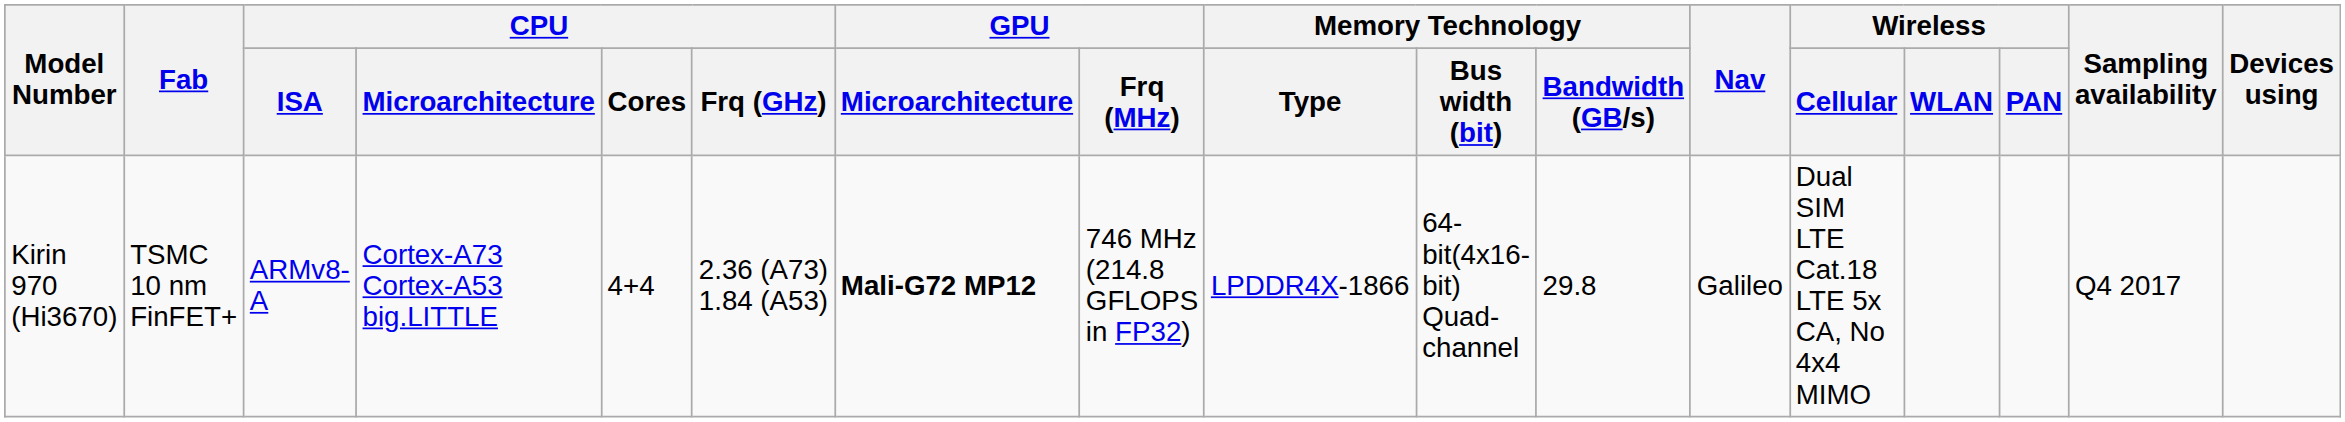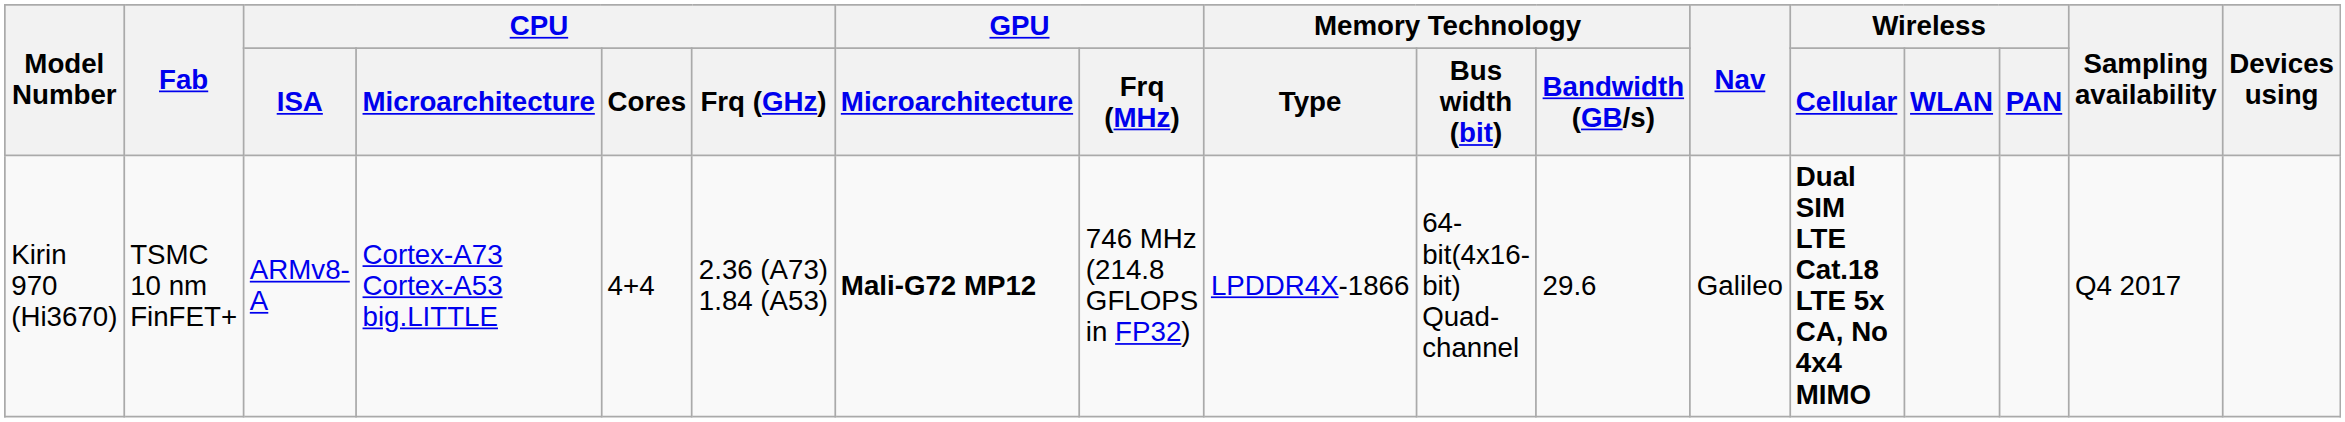(1570, 285) 29.8 -> (1570, 285) 29.6
(1840, 285) normal -> (1842, 285) bold
